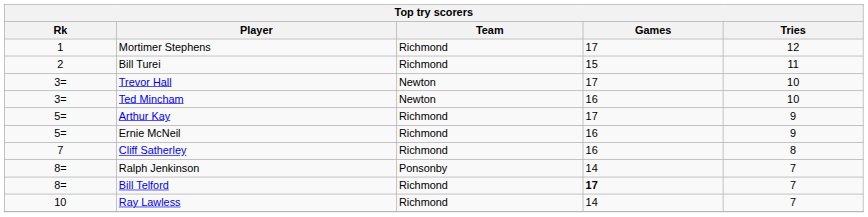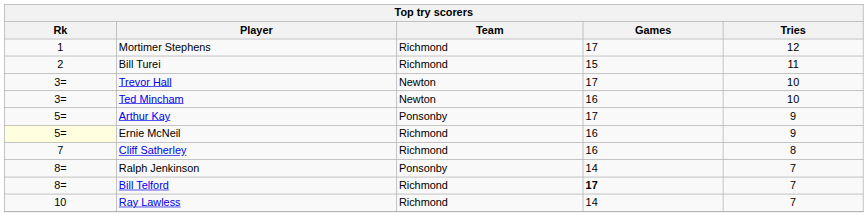(423, 116) Richmond -> (423, 116) Ponsonby
(60, 133) no background -> (60, 133) lightyellow background
